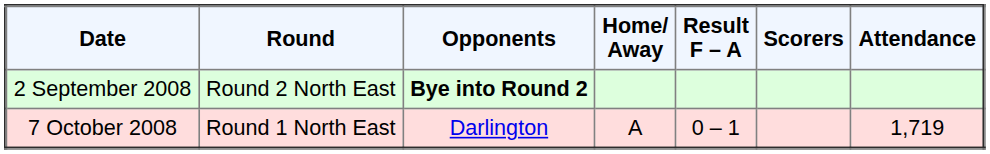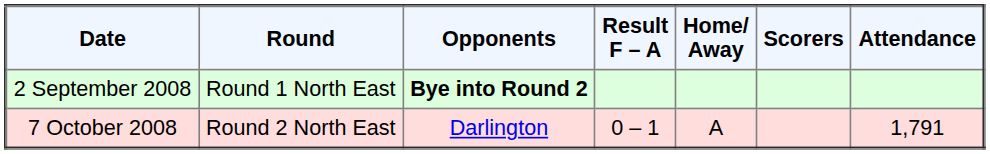columns swapped: (635, 38) <-> (716, 38)
(301, 89) Round 2 North East -> (301, 89) Round 1 North East
(301, 128) Round 1 North East -> (301, 128) Round 2 North East
(917, 128) 1,719 -> (917, 128) 1,791
